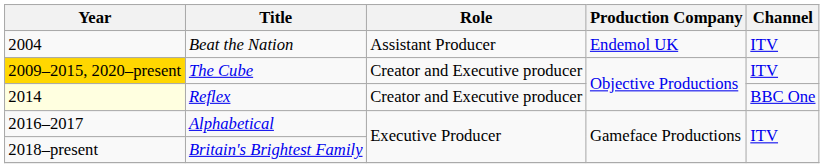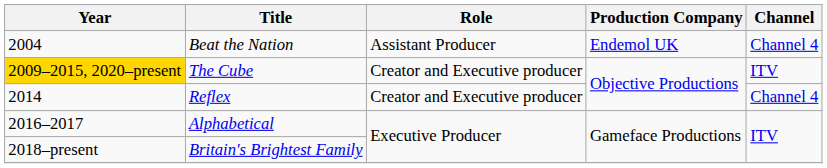(764, 44) ITV -> (784, 44) Channel 4
(25, 96) lightyellow background -> (25, 96) no background
(783, 96) BBC One -> (784, 96) Channel 4
